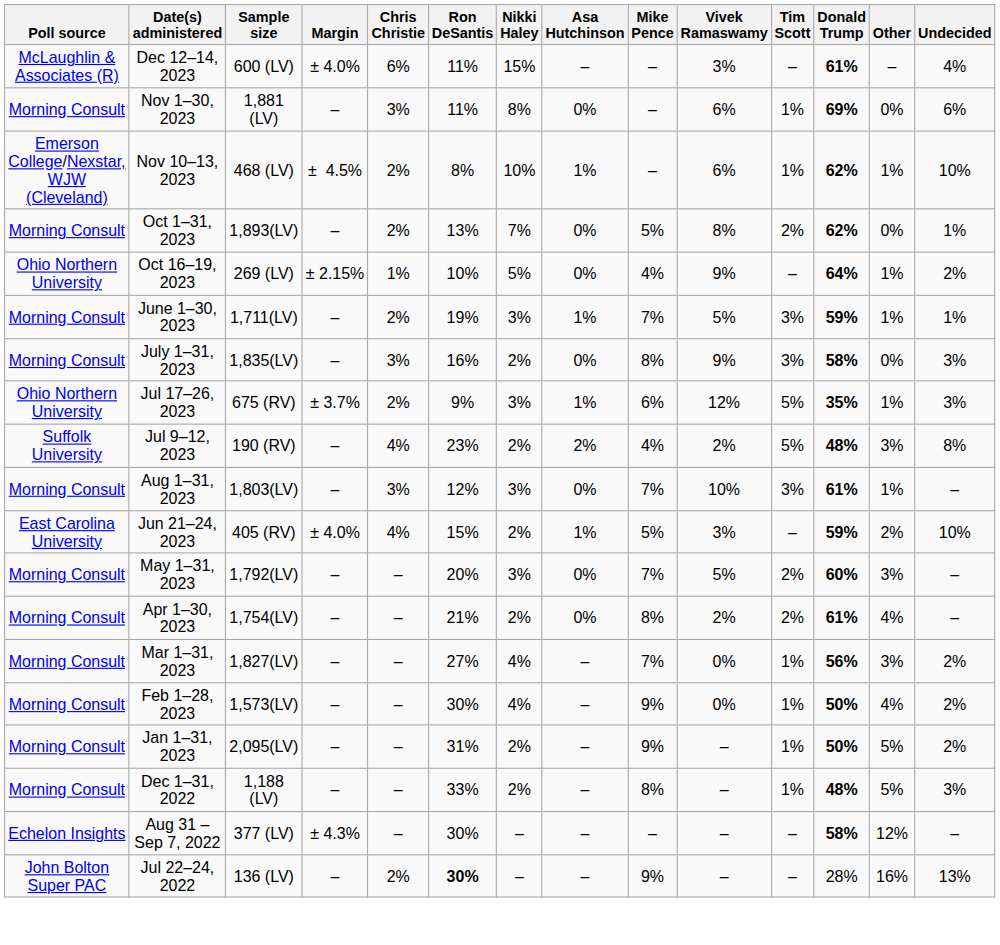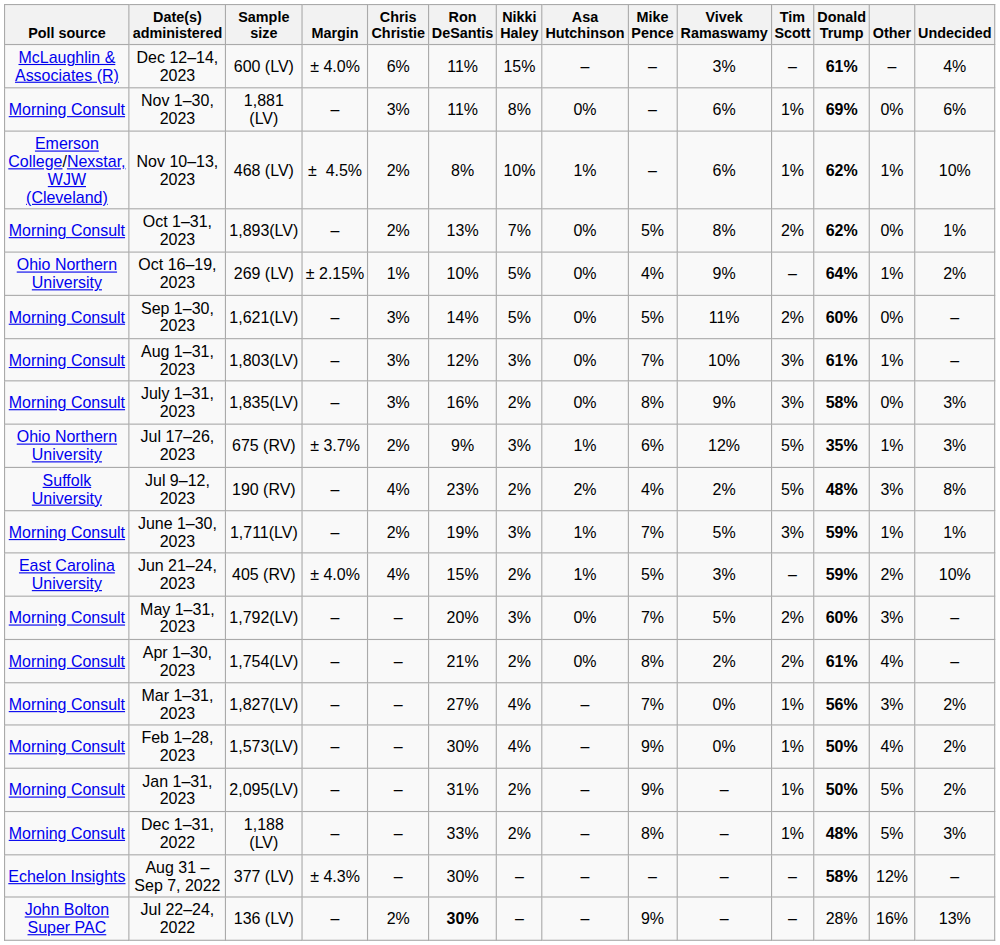+ row: (177, 317)
rows swapped: (177, 489) <-> (177, 317)
